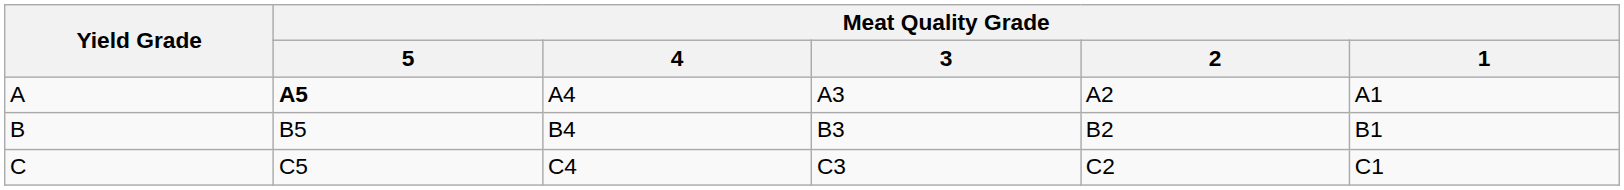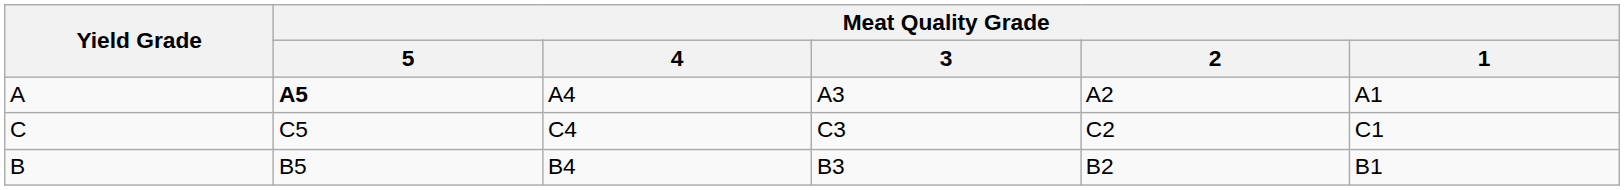rows swapped: (18, 130) <-> (18, 166)
